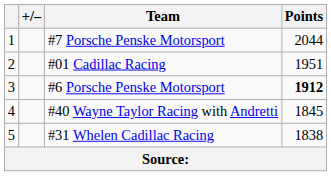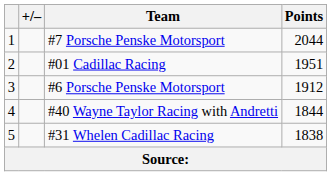(309, 88) bold -> (309, 88) normal
(309, 111) 1845 -> (309, 111) 1844
